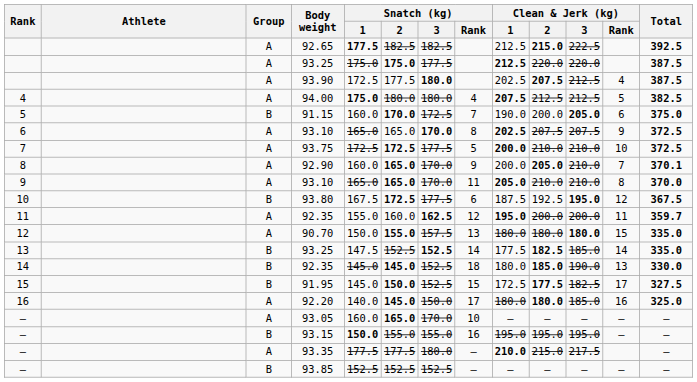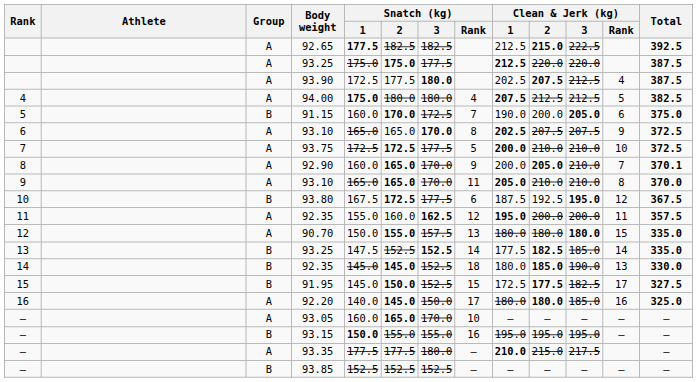(666, 216) 359.7 -> (666, 216) 357.5
